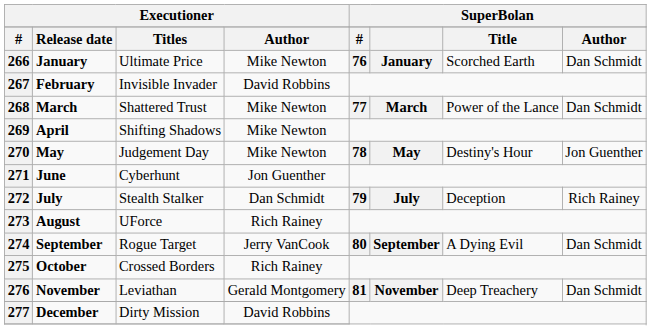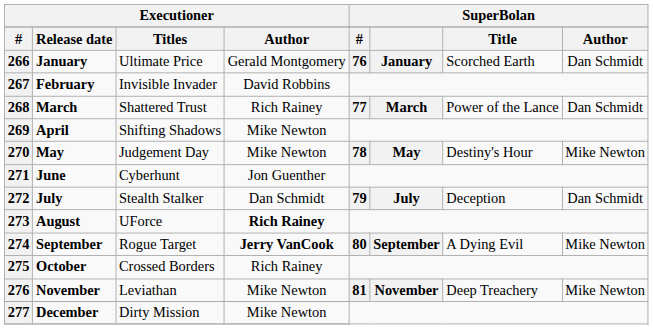(287, 61) Mike Newton -> (287, 61) Gerald Montgomery
(287, 107) Mike Newton -> (287, 107) Rich Rainey
(604, 152) Jon Guenther -> (605, 152) Mike Newton
(604, 198) Rich Rainey -> (605, 198) Dan Schmidt
(287, 221) normal -> (287, 221) bold
(287, 244) normal -> (287, 244) bold
(604, 244) Dan Schmidt -> (605, 244) Mike Newton
(287, 289) Gerald Montgomery -> (287, 289) Mike Newton
(604, 289) Dan Schmidt -> (605, 289) Mike Newton
(287, 312) David Robbins -> (287, 312) Mike Newton
